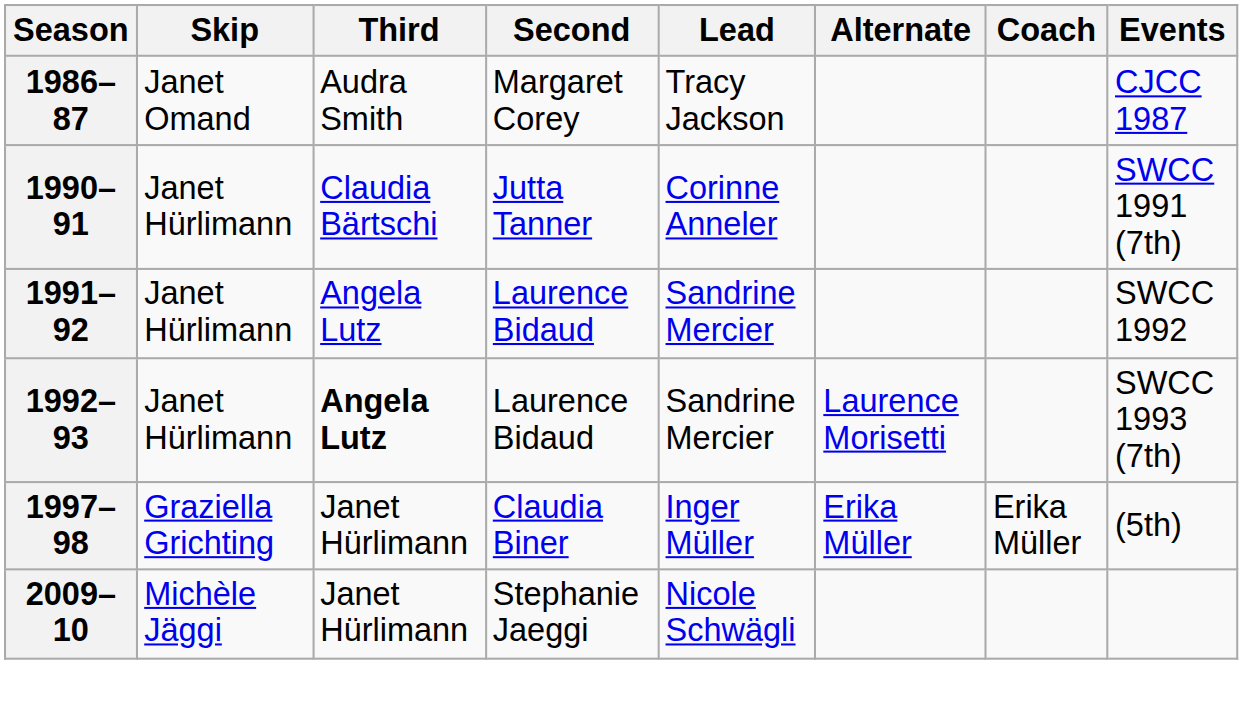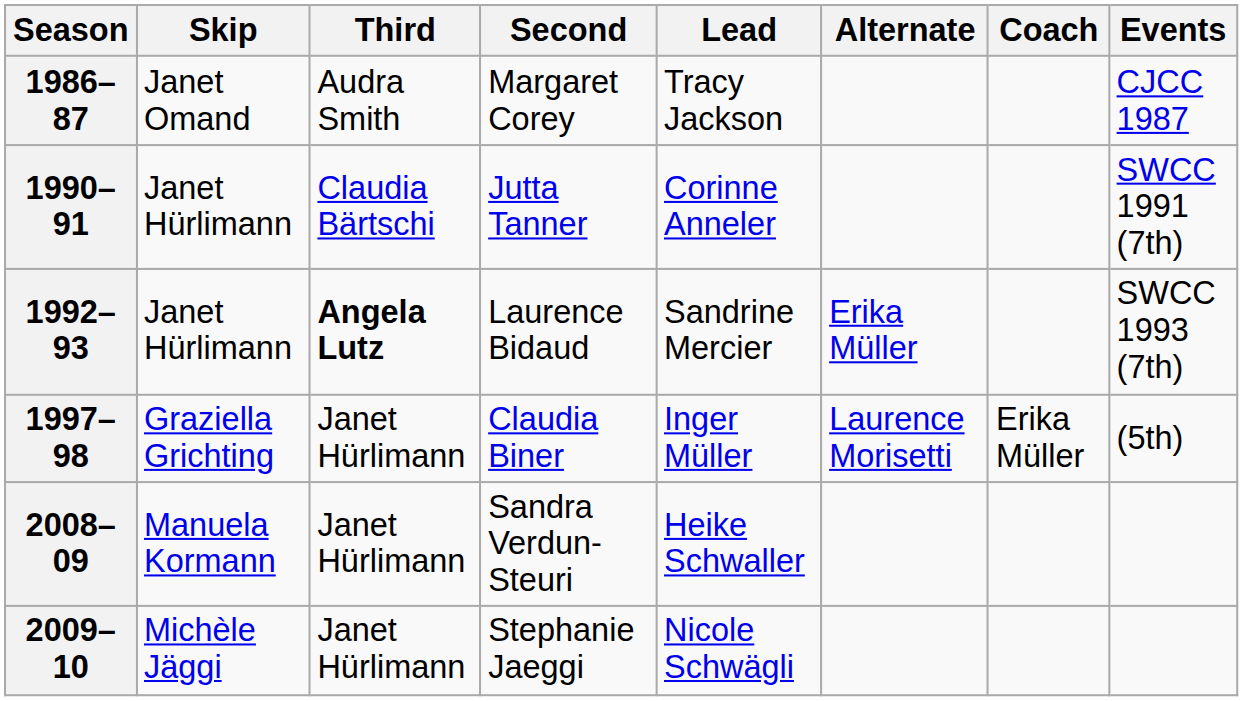- row: (71, 312)
(891, 419) Laurence Morisetti -> (873, 330) Erika Müller
(868, 525) Erika Müller -> (897, 437) Laurence Morisetti
+ row: (71, 543)
